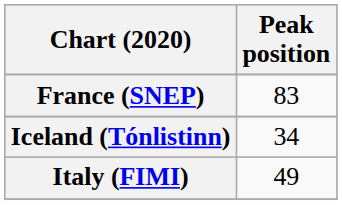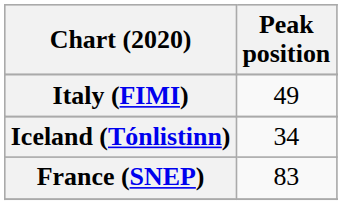rows swapped: (121, 95) <-> (121, 177)
